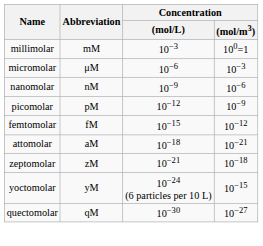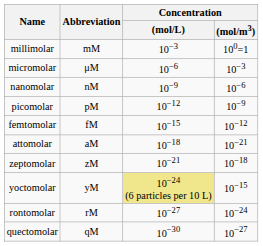(168, 188) no background -> (168, 188) khaki background
+ row: (32, 212)
